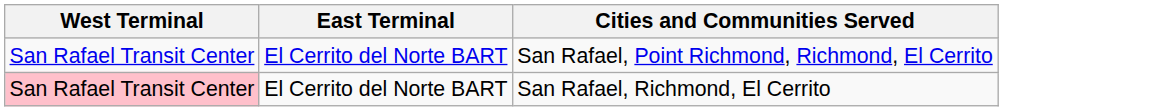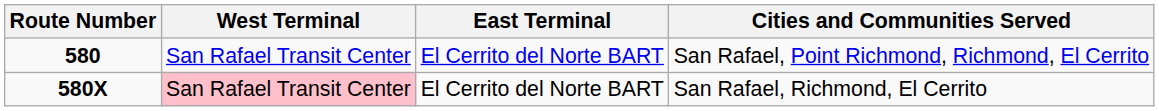+ column: (83, 21)
